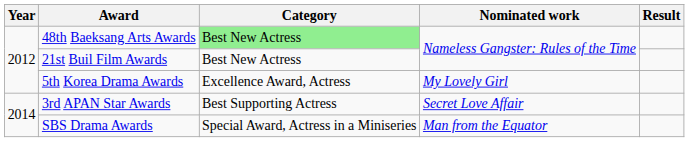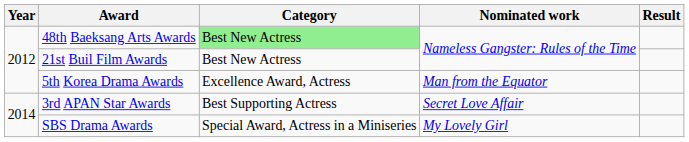(465, 81) My Lovely Girl -> (485, 81) Man from the Equator
(485, 125) Man from the Equator -> (465, 125) My Lovely Girl
